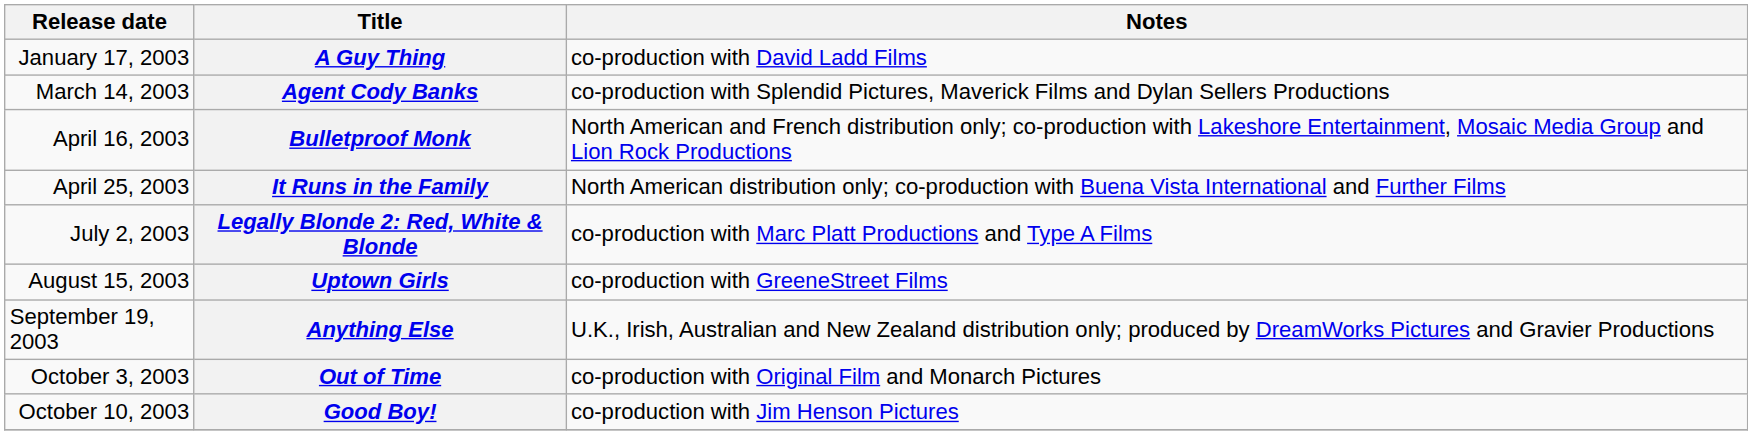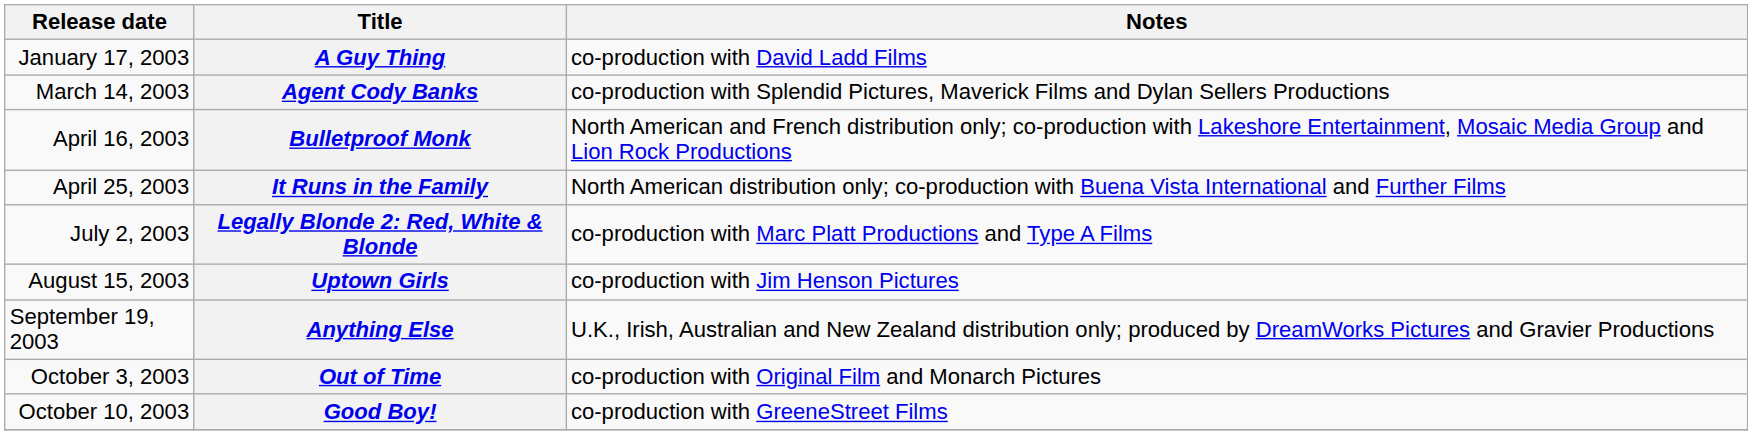(759, 281) co-production with GreeneStreet Films -> (765, 281) co-production with Jim Henson Pictures
(765, 411) co-production with Jim Henson Pictures -> (759, 411) co-production with GreeneStreet Films
